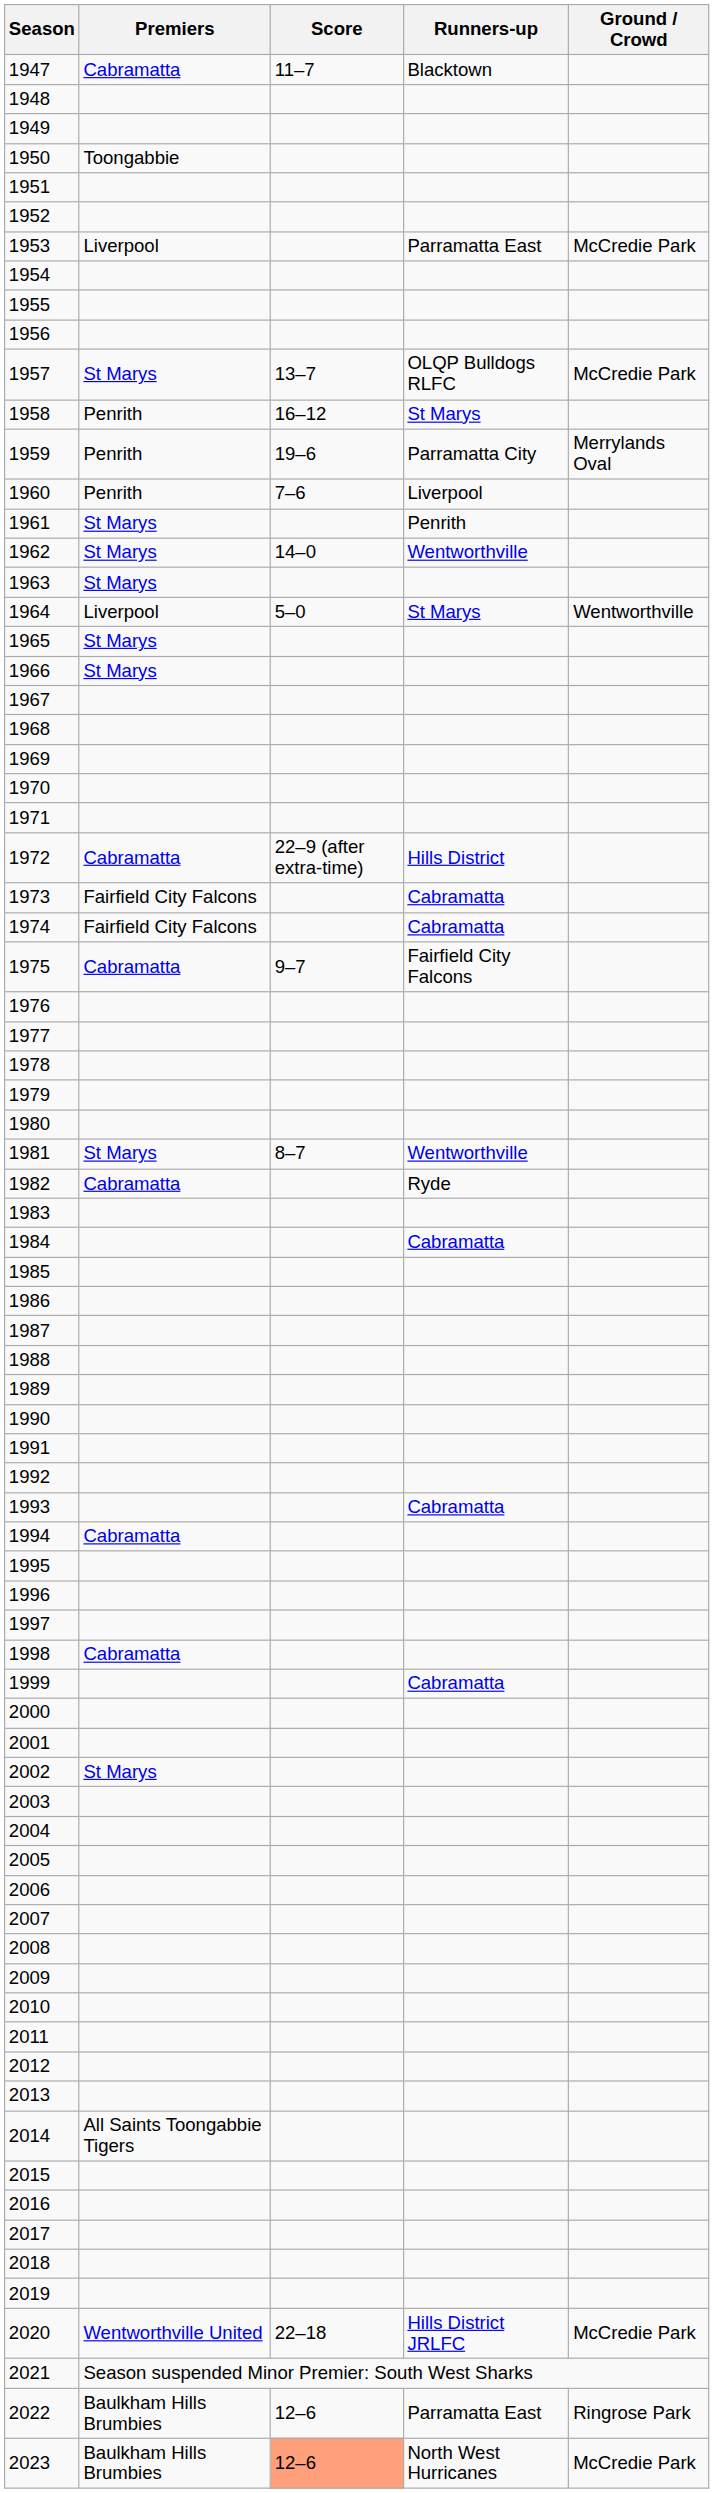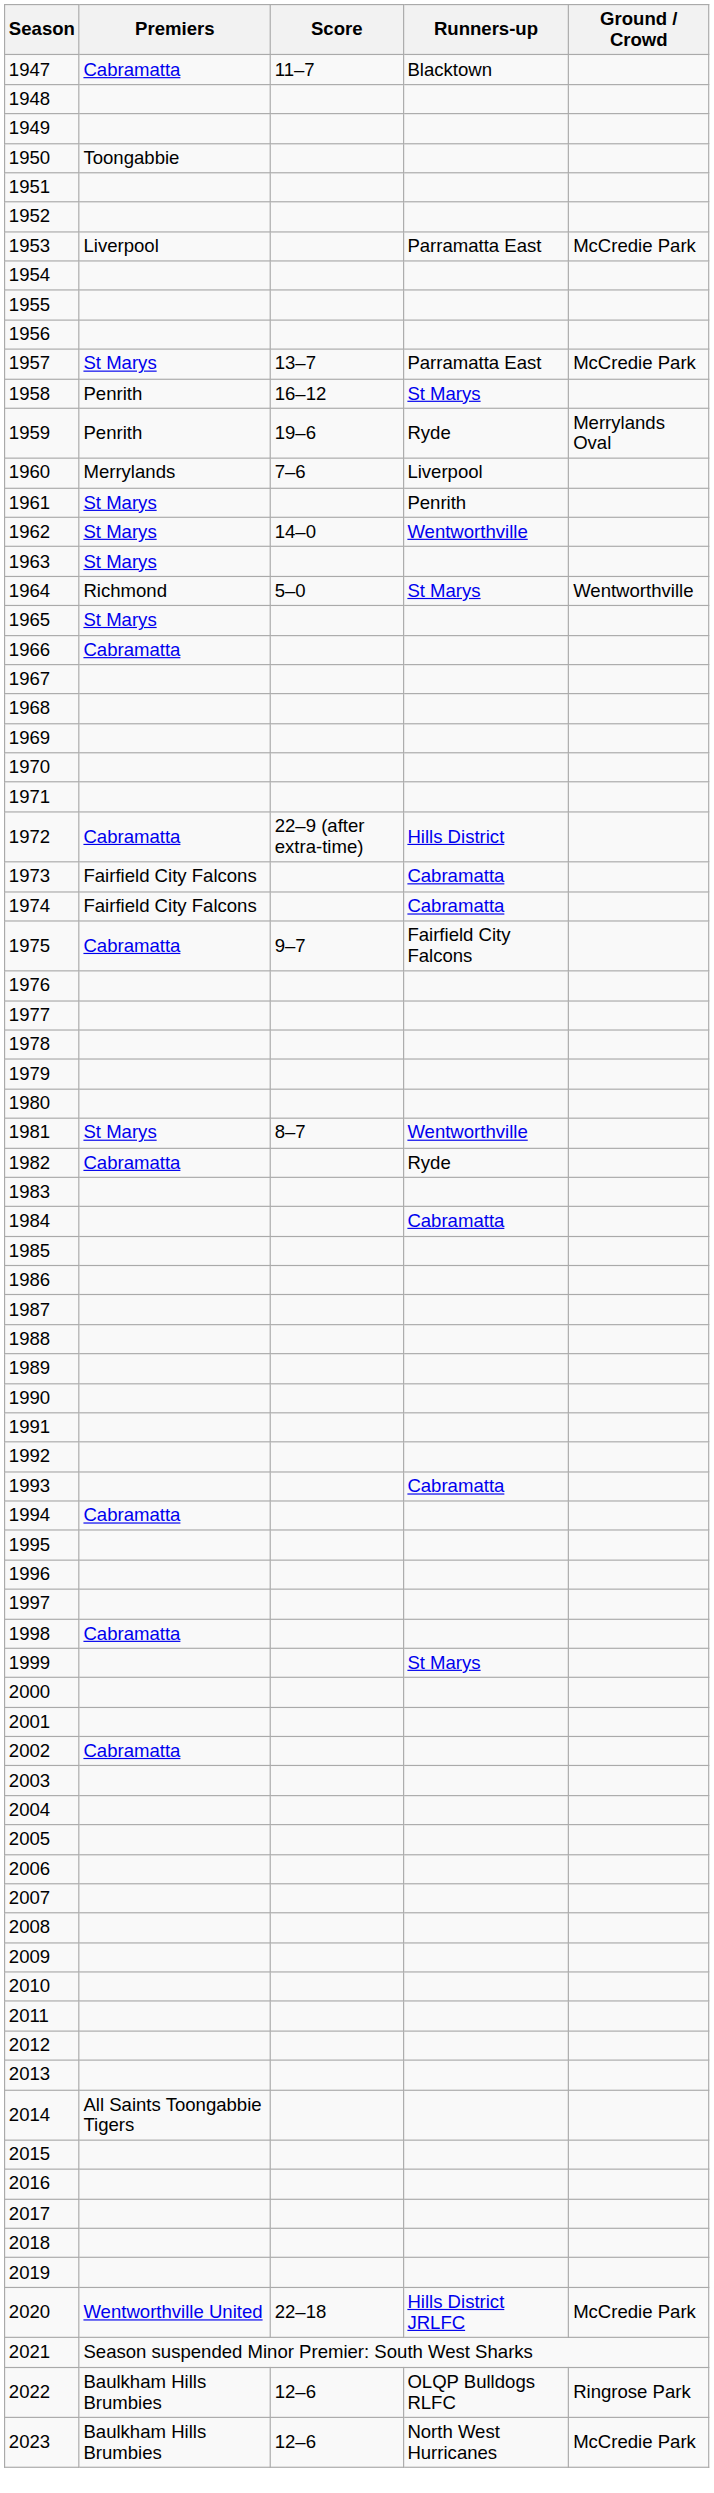(471, 374) OLQP Bulldogs RLFC -> (474, 363) Parramatta East
(472, 454) Parramatta City -> (429, 433) Ryde
(113, 493) Penrith -> (129, 473) Merrylands
(121, 611) Liverpool -> (125, 590) Richmond
(120, 670) St Marys -> (132, 649) Cabramatta
(456, 1683) Cabramatta -> (444, 1662) St Marys
(120, 1771) St Marys -> (132, 1751) Cabramatta
(474, 2412) Parramatta East -> (471, 2391) OLQP Bulldogs RLFC
(295, 2463) lightsalmon background -> (295, 2442) no background
